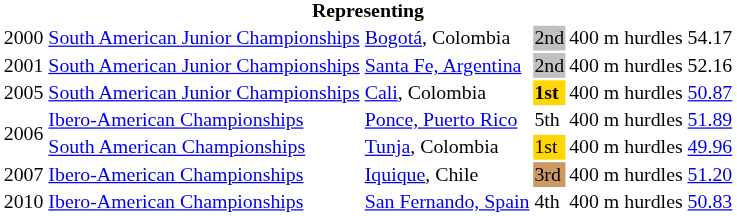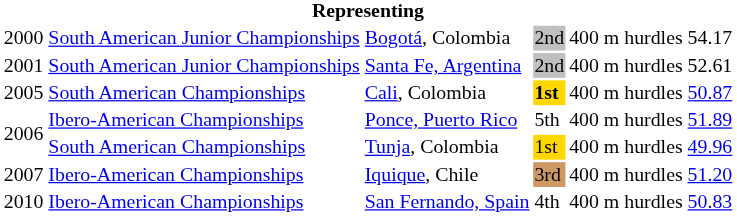(710, 65) 52.16 -> (710, 65) 52.61
(204, 92) South American Junior Championships -> (177, 92) South American Championships
